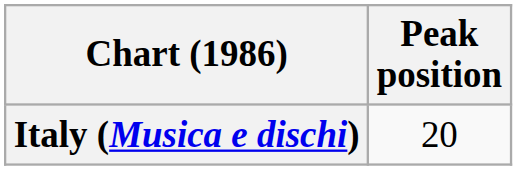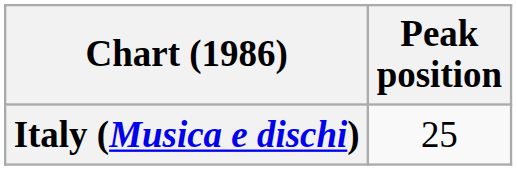(439, 134) 20 -> (439, 134) 25
